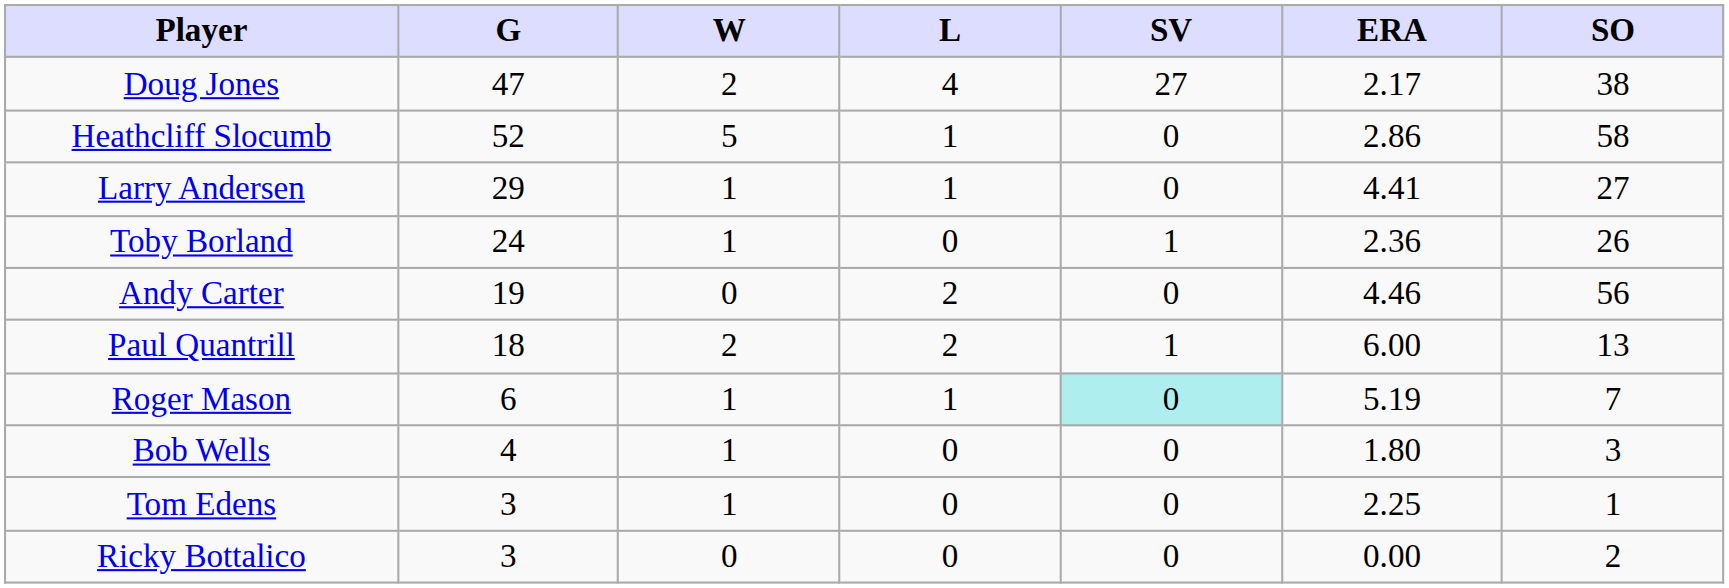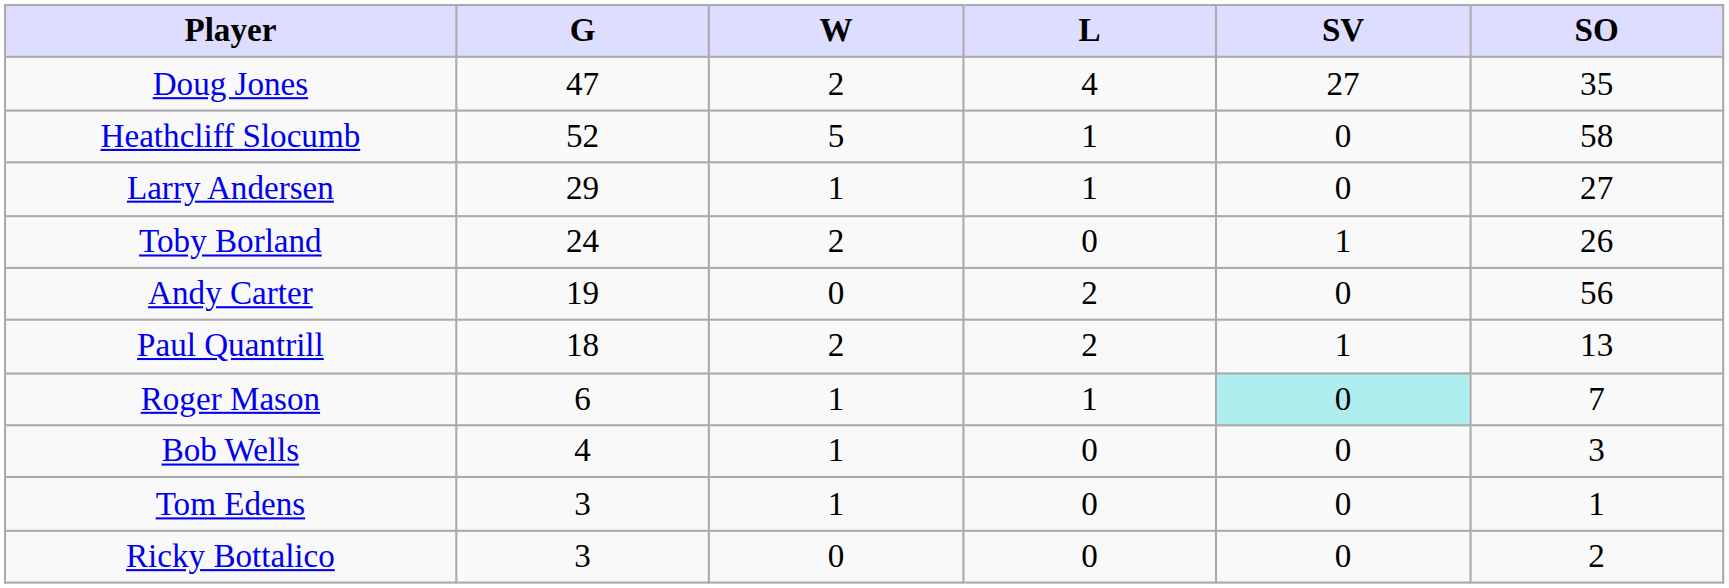- column: (1392, 30)
(1613, 83) 38 -> (1597, 83) 35
(729, 240) 1 -> (836, 240) 2
